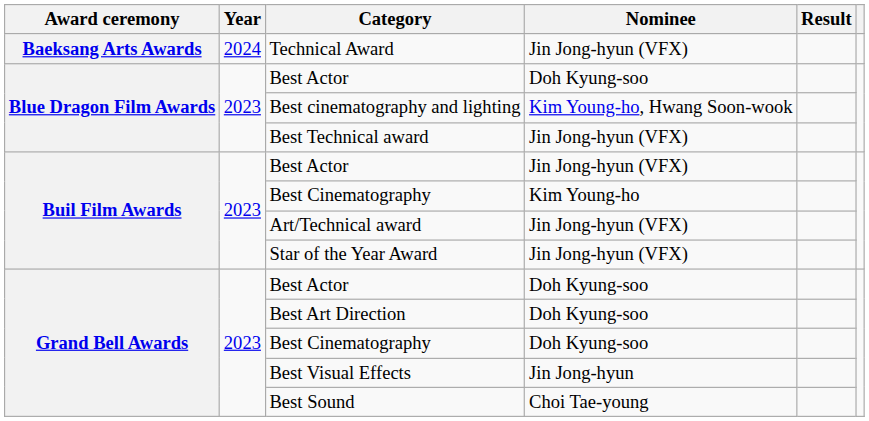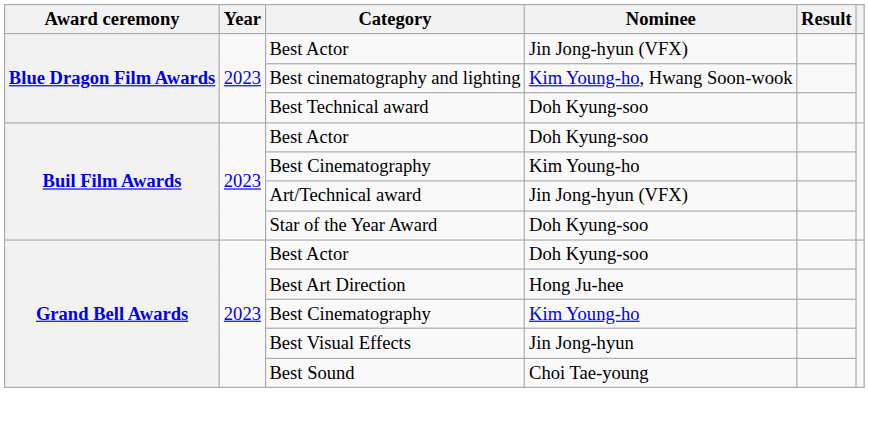- row: (112, 48)
(589, 78) Doh Kyung-soo -> (608, 48) Jin Jong-hyun (VFX)
(608, 136) Jin Jong-hyun (VFX) -> (589, 107) Doh Kyung-soo
(608, 166) Jin Jong-hyun (VFX) -> (589, 136) Doh Kyung-soo
(608, 254) Jin Jong-hyun (VFX) -> (589, 225) Doh Kyung-soo
(589, 313) Doh Kyung-soo -> (576, 284) Hong Ju-hee
(589, 343) Doh Kyung-soo -> (584, 313) Kim Young-ho
